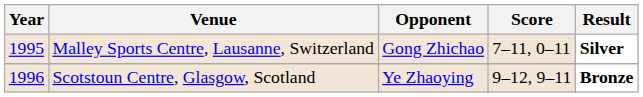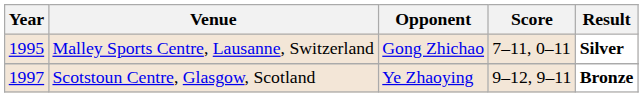(26, 77) 1996 -> (26, 77) 1997
